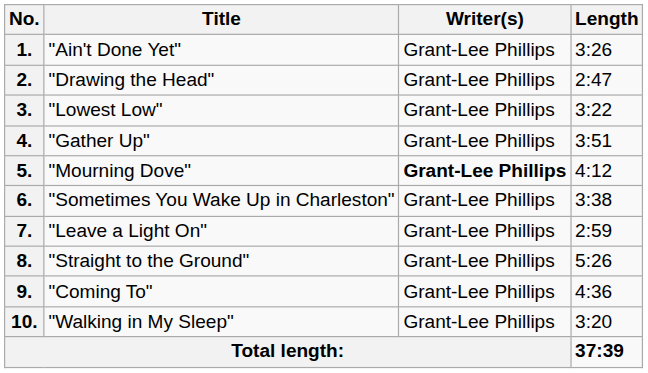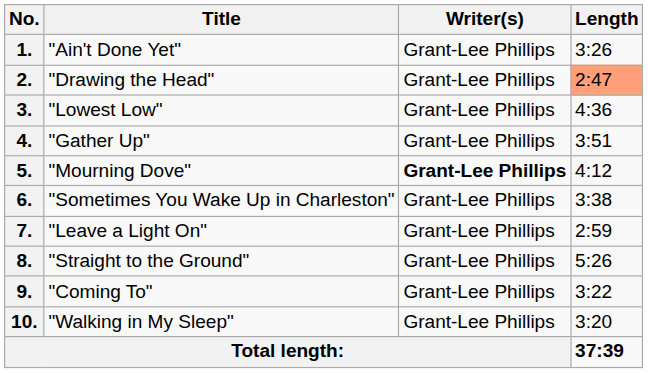(594, 79) no background -> (594, 79) lightsalmon background
(594, 110) 3:22 -> (594, 110) 4:36
(594, 291) 4:36 -> (594, 291) 3:22
